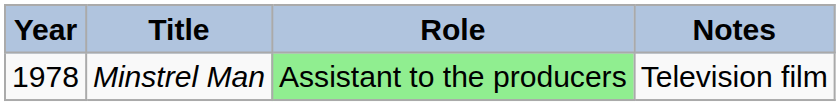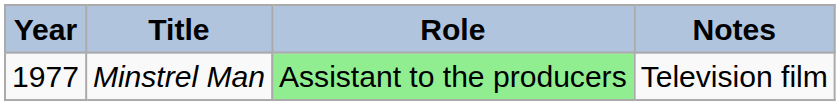(45, 77) 1978 -> (45, 77) 1977
